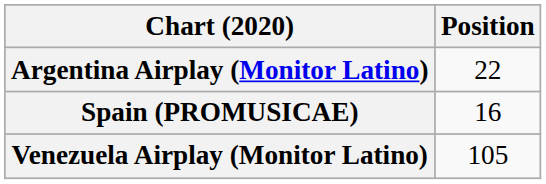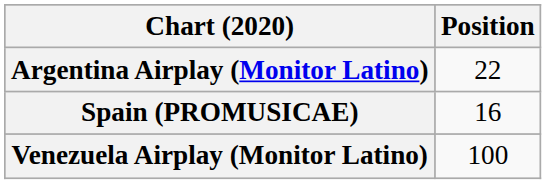(488, 155) 105 -> (488, 155) 100
